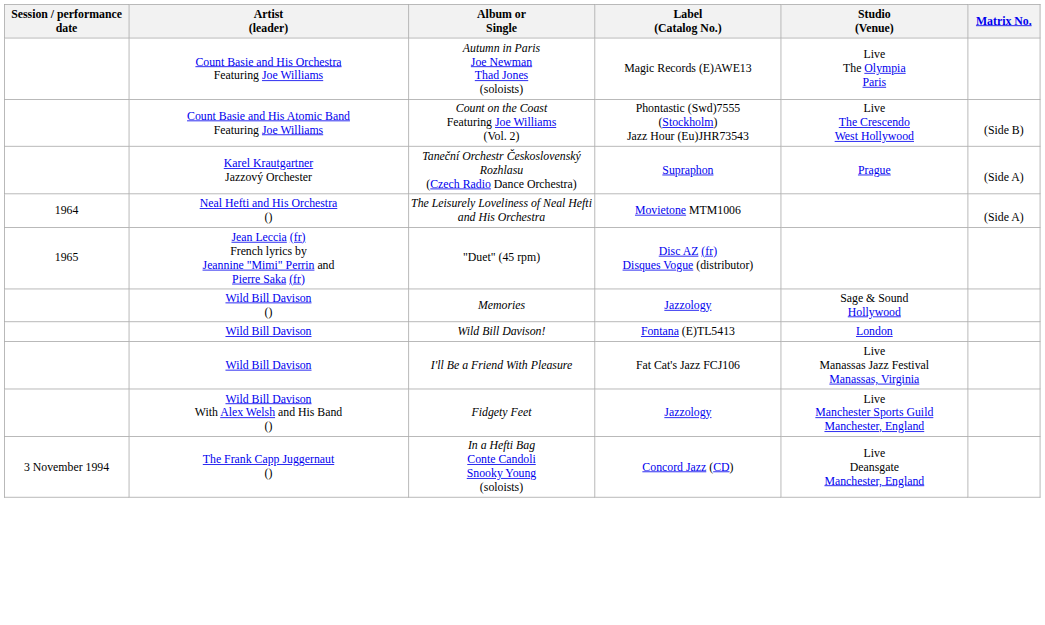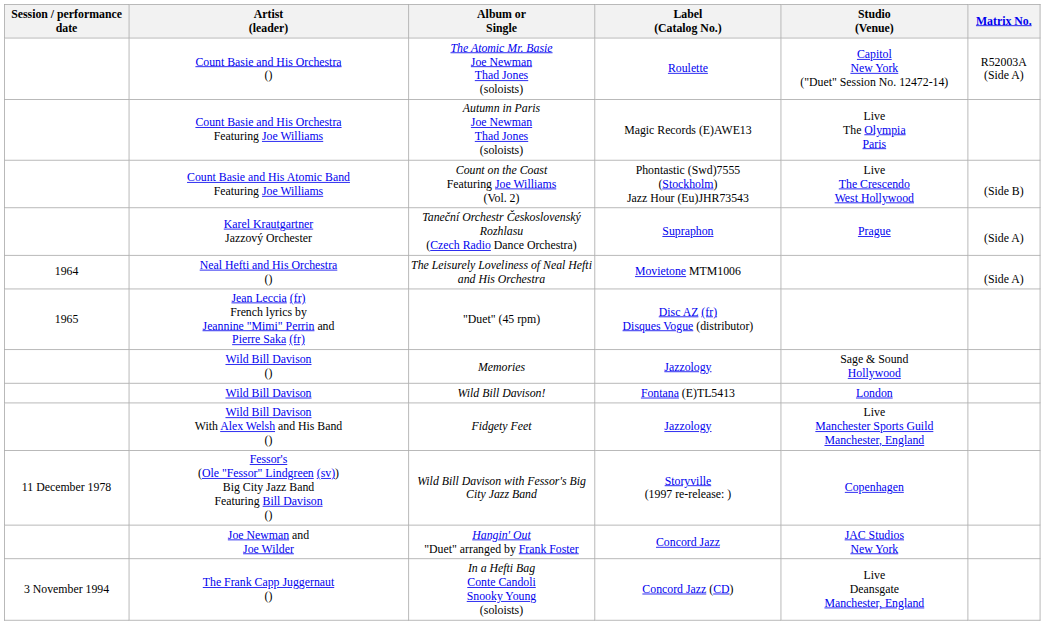+ row: (502, 68)
- row: (502, 365)
+ row: (502, 488)
+ row: (502, 542)
